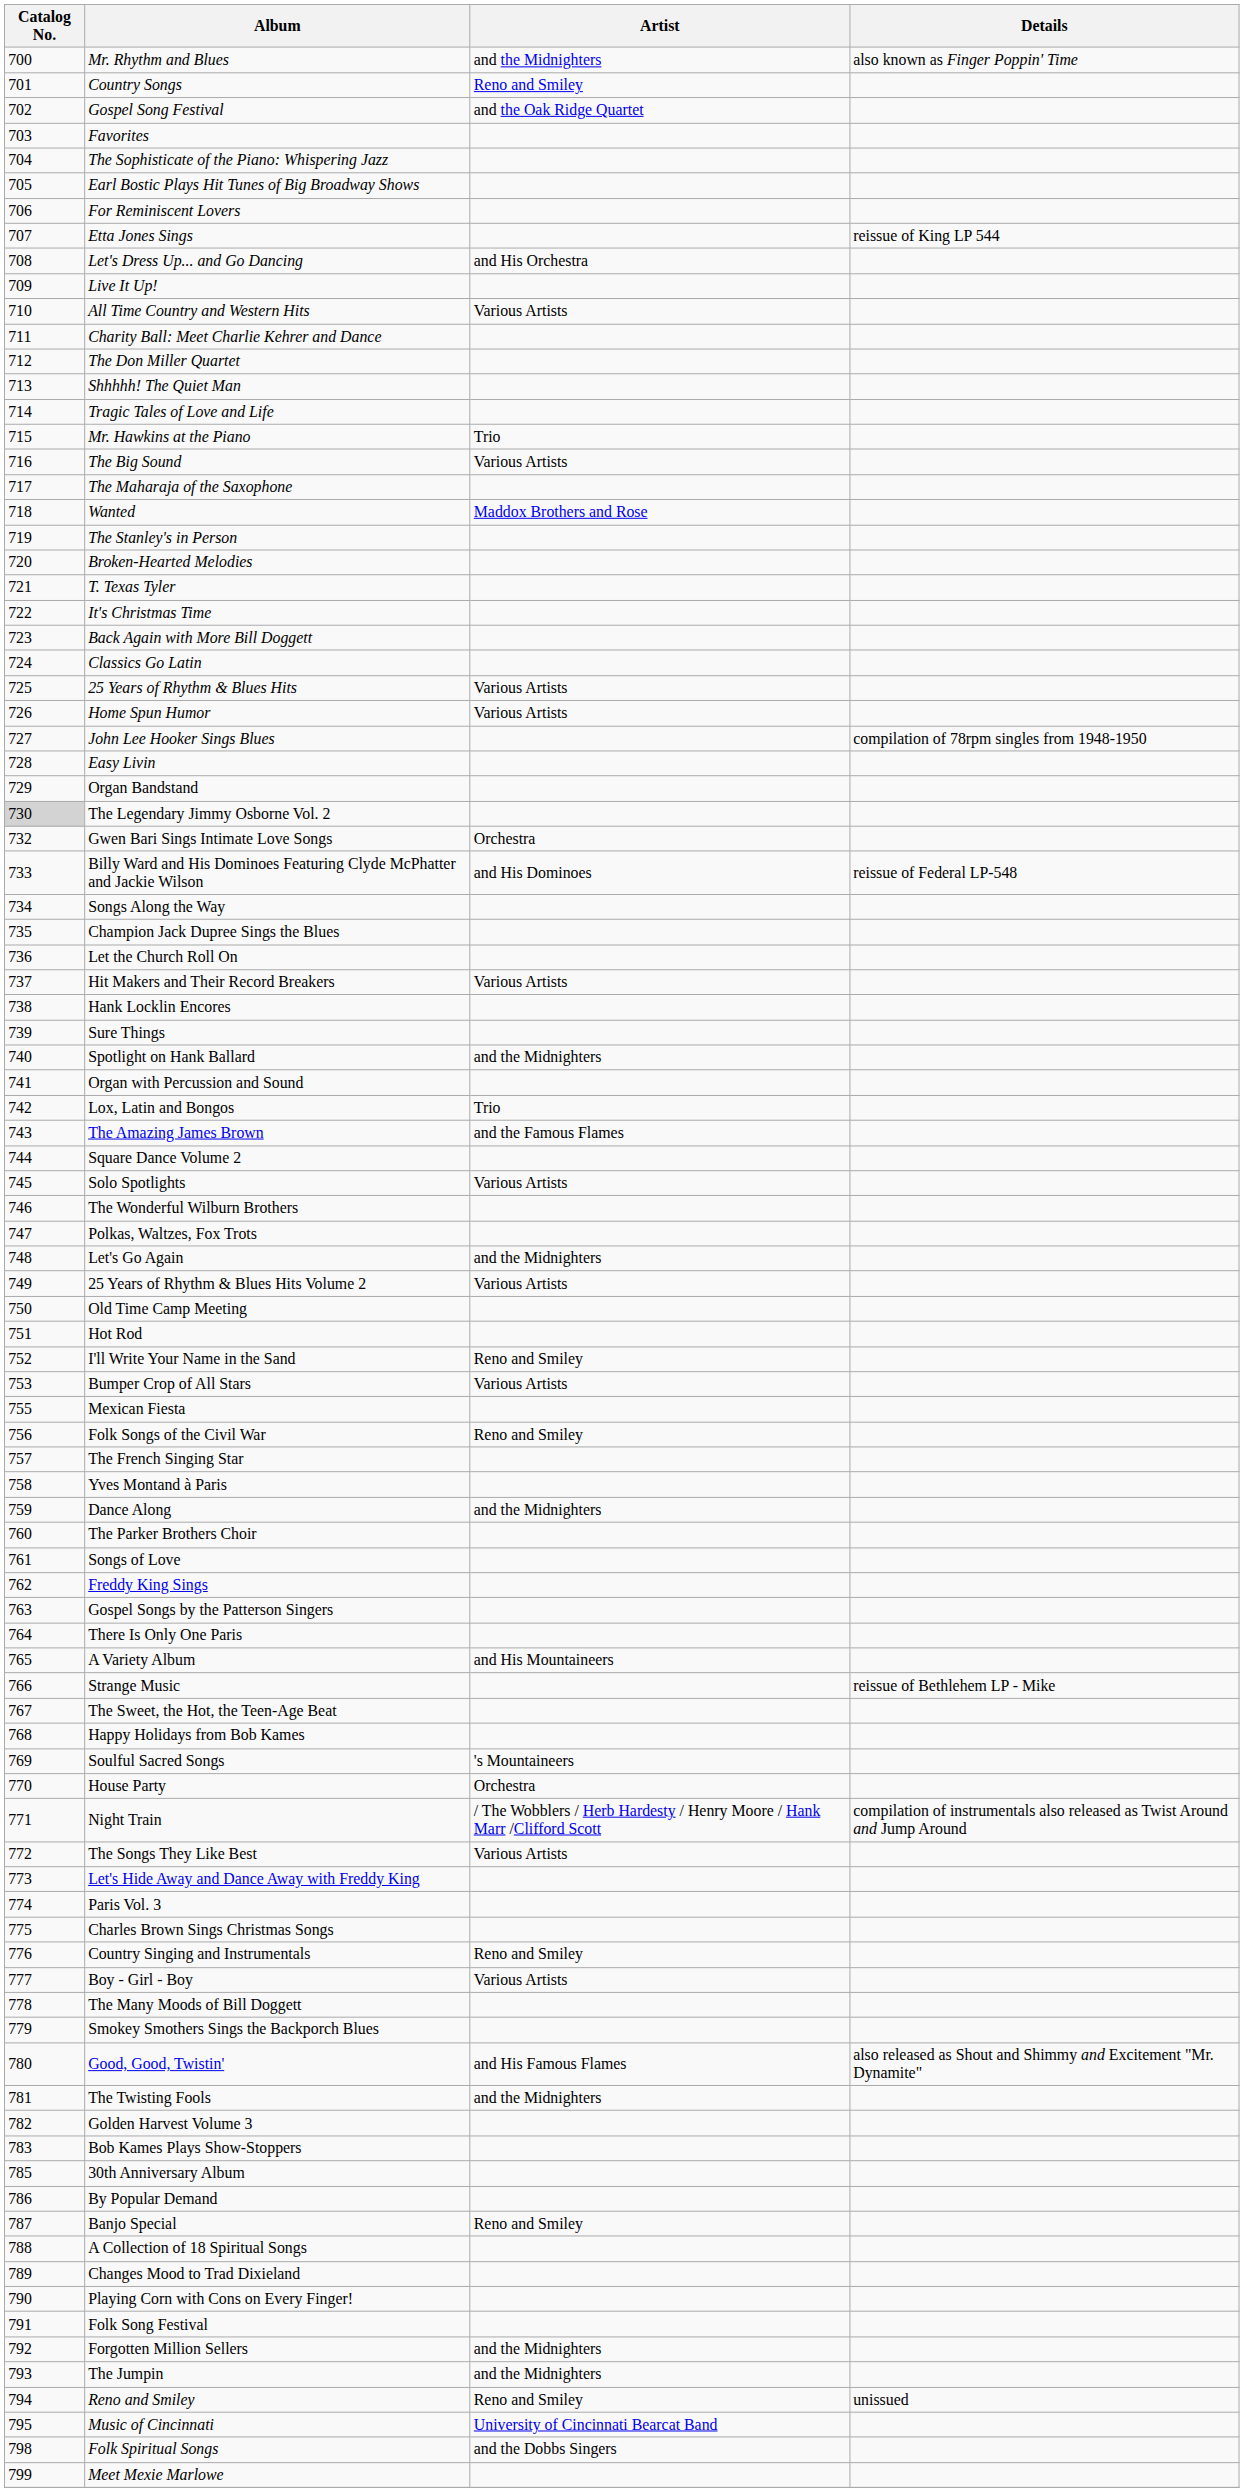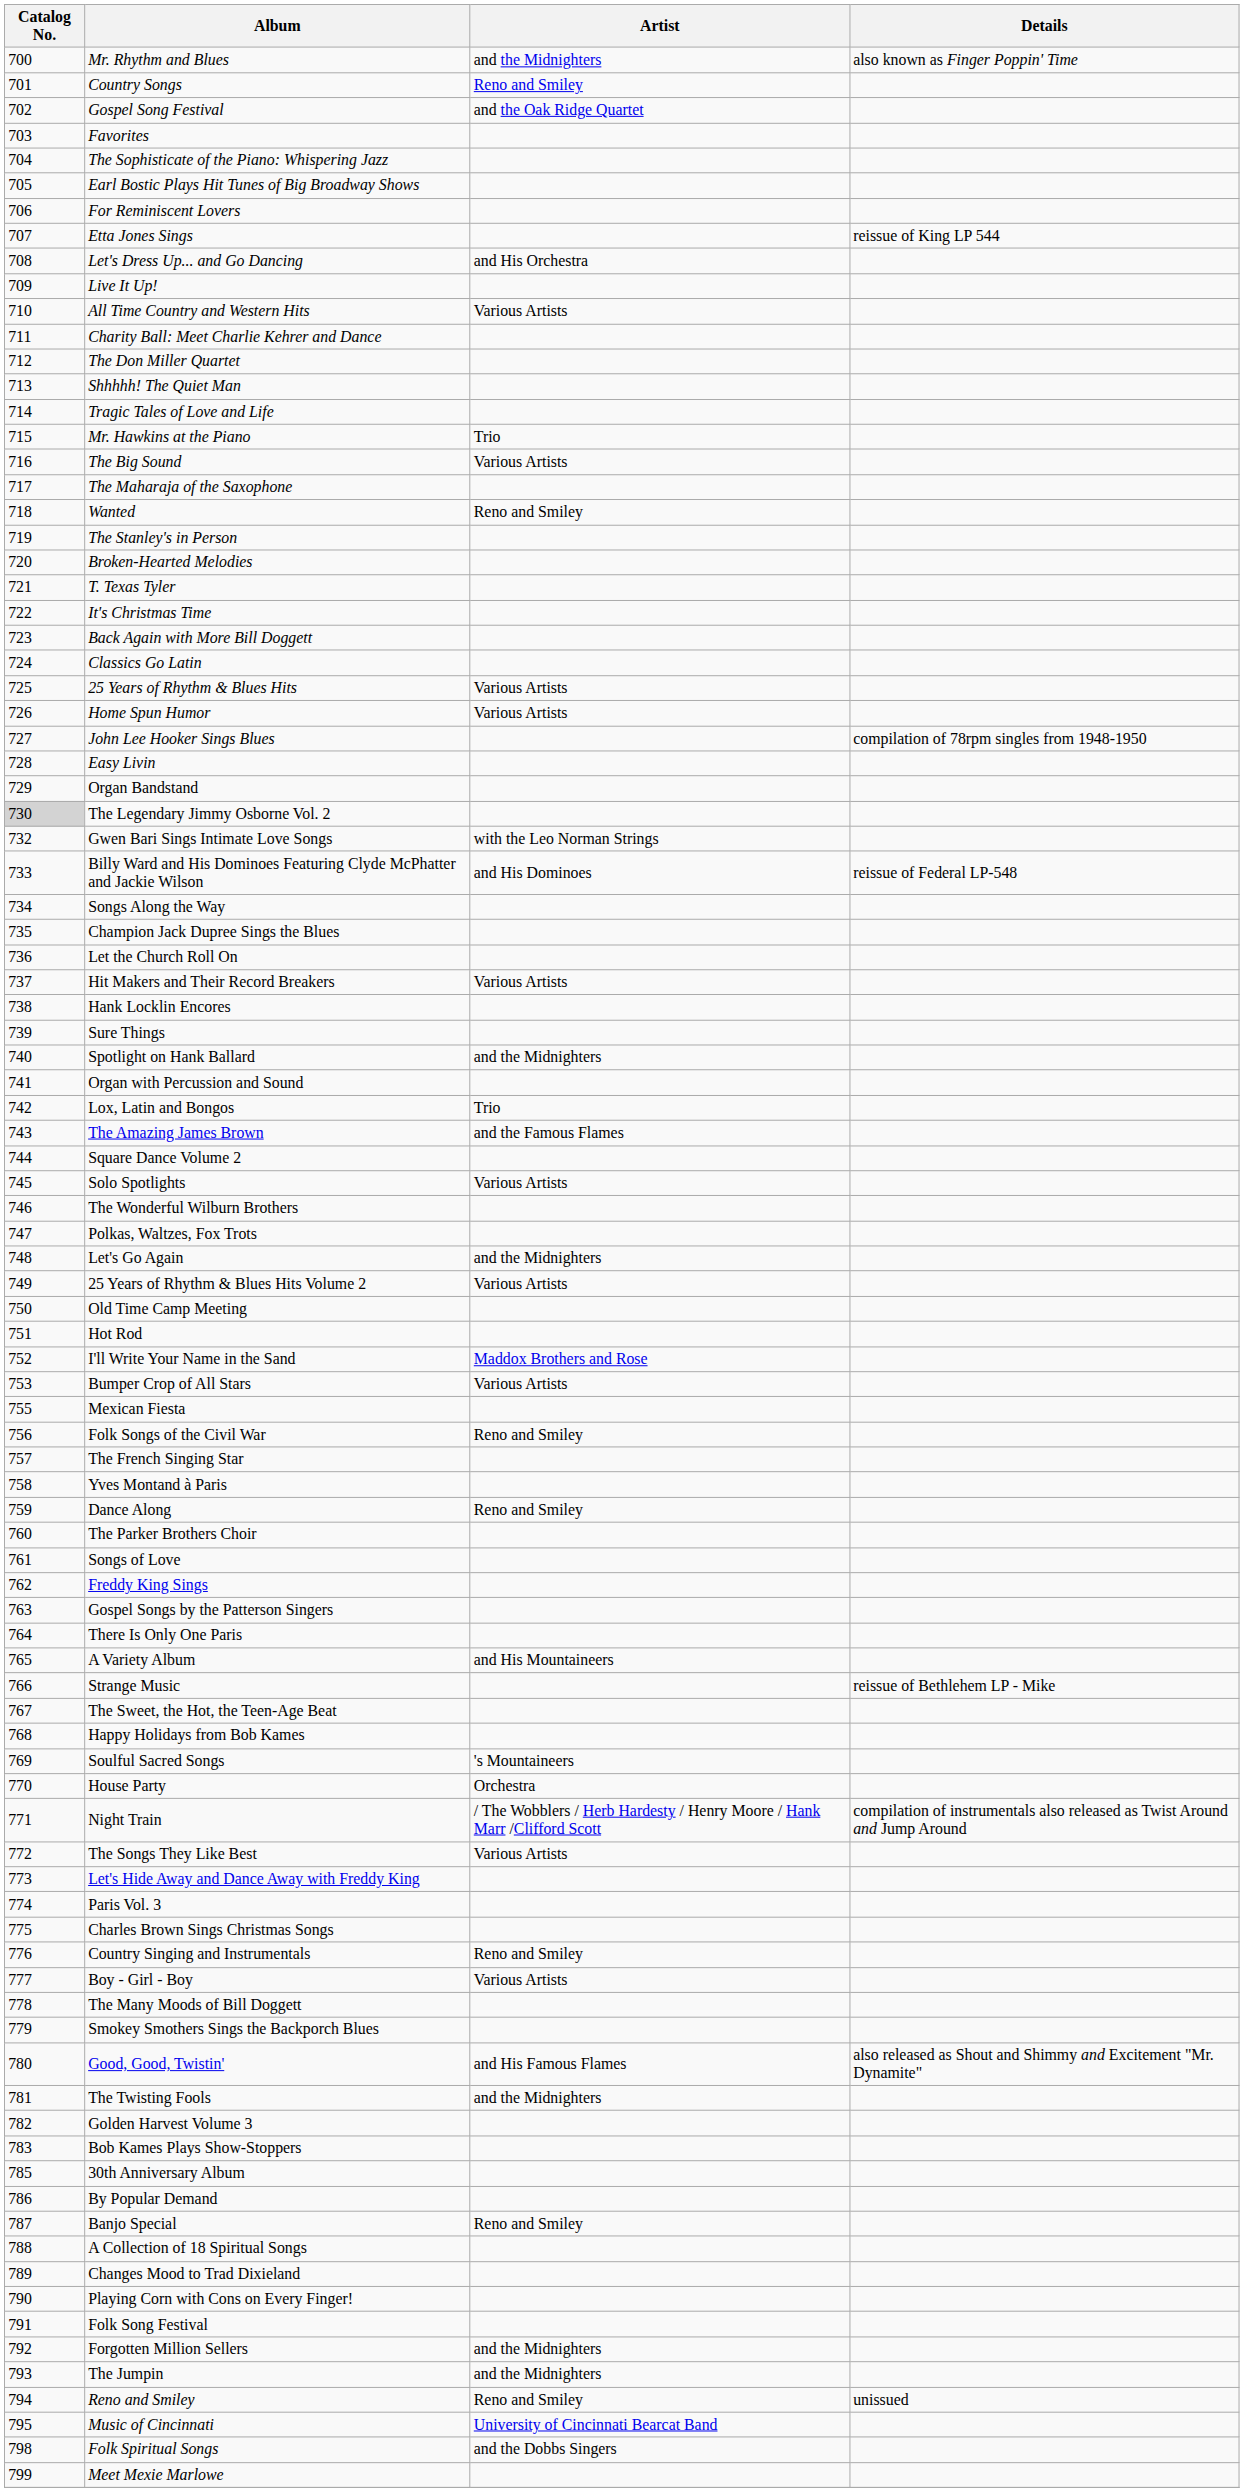(561, 512) Maddox Brothers and Rose -> (528, 512) Reno and Smiley
(505, 838) Orchestra -> (566, 838) with the Leo Norman Strings
(528, 1359) Reno and Smiley -> (561, 1359) Maddox Brothers and Rose
(538, 1509) and the Midnighters -> (528, 1509) Reno and Smiley
